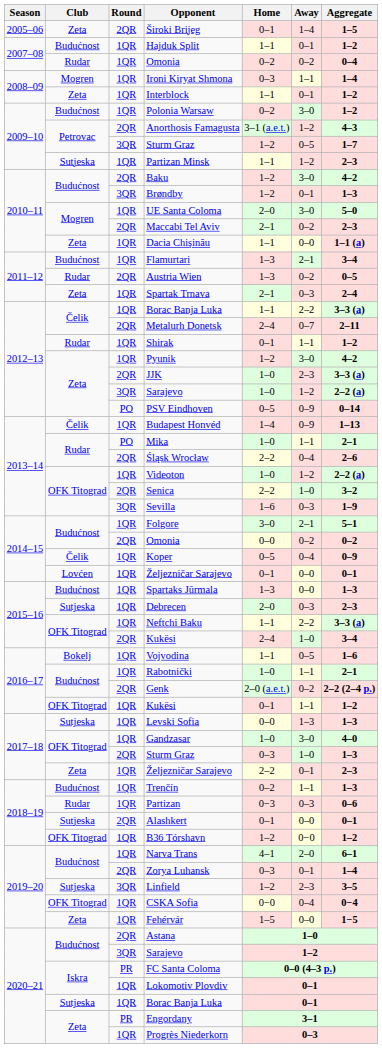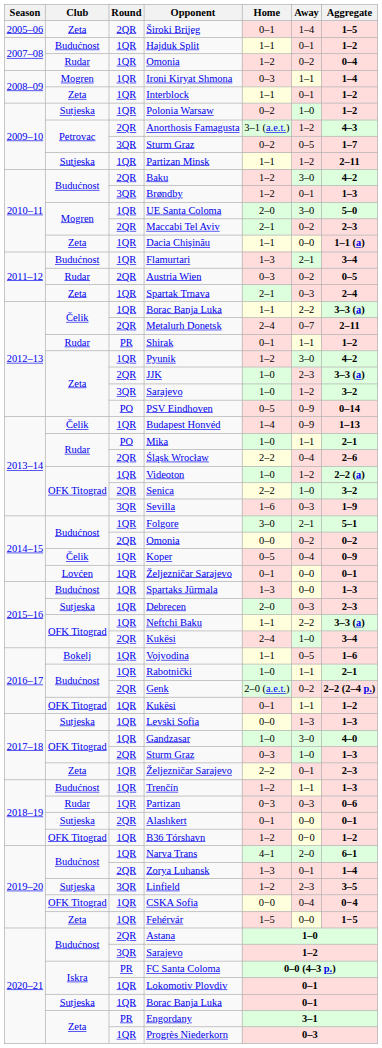(267, 62) 0–2 -> (267, 62) 1–2
(77, 111) Budućnost -> (77, 111) Sutjeska
(306, 111) 3–0 -> (306, 111) 1–0
(267, 144) 1–2 -> (267, 144) 0–2
(349, 161) 2–3 -> (349, 161) 2–11
(267, 276) 1–3 -> (267, 276) 0–3
(126, 342) 1QR -> (126, 342) PR
(349, 392) 2–2 (a) -> (349, 392) 3–2
(267, 787) 0–2 -> (267, 787) 1–2
(267, 870) 0–3 -> (267, 870) 1–3
